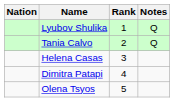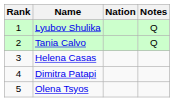columns swapped: (124, 12) <-> (22, 12)
